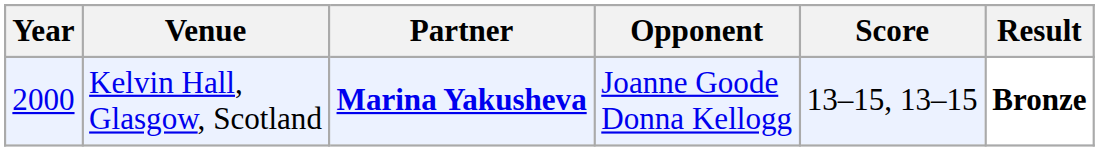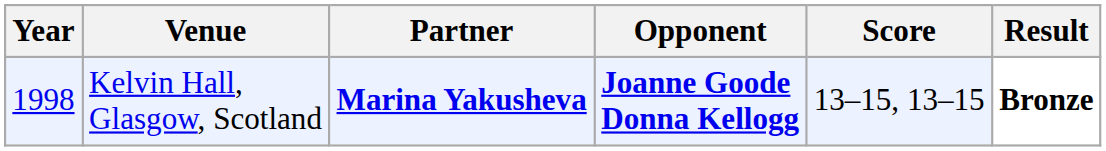(43, 100) 2000 -> (43, 100) 1998
(697, 100) normal -> (700, 100) bold
